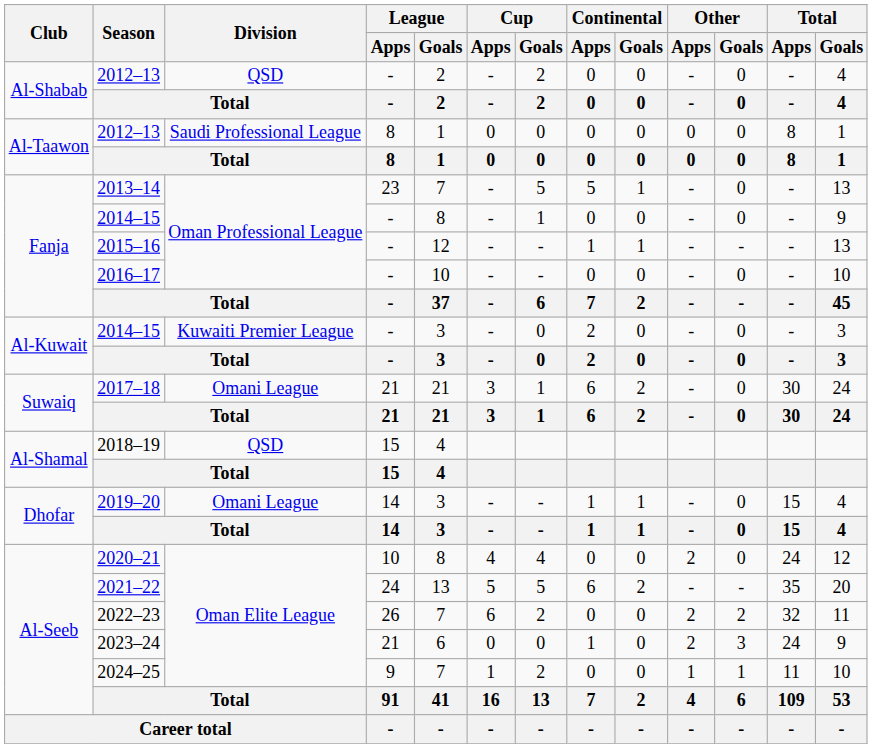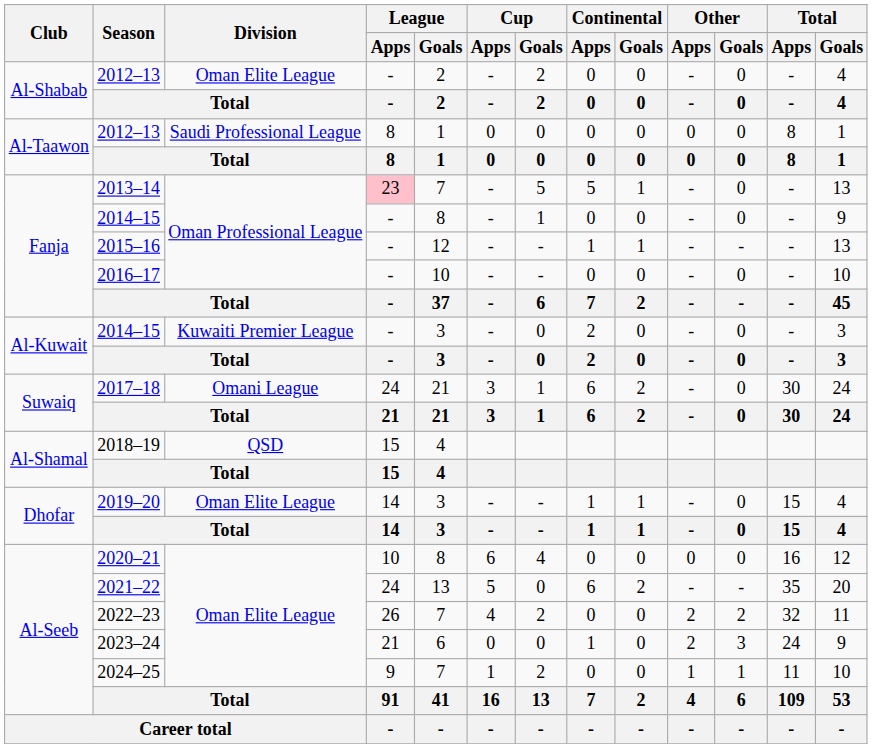(265, 75) QSD -> (265, 75) Oman Elite League
(391, 189) no background -> (391, 189) pink background
(391, 388) 21 -> (391, 388) 24
(265, 501) Omani League -> (265, 501) Oman Elite League
(491, 558) 4 -> (491, 558) 6
(691, 558) 2 -> (691, 558) 0
(791, 558) 24 -> (791, 558) 16
(541, 587) 5 -> (541, 587) 0
(491, 615) 6 -> (491, 615) 4
